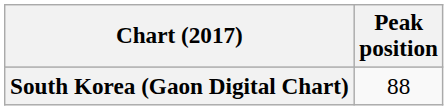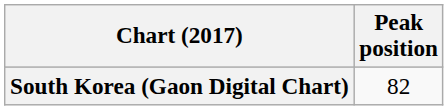(399, 85) 88 -> (399, 85) 82
